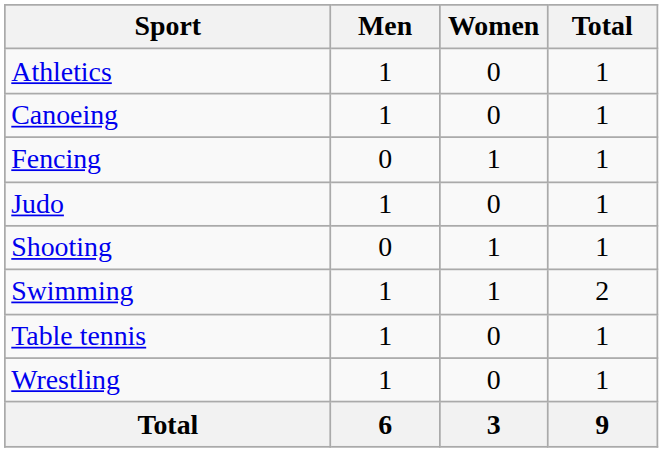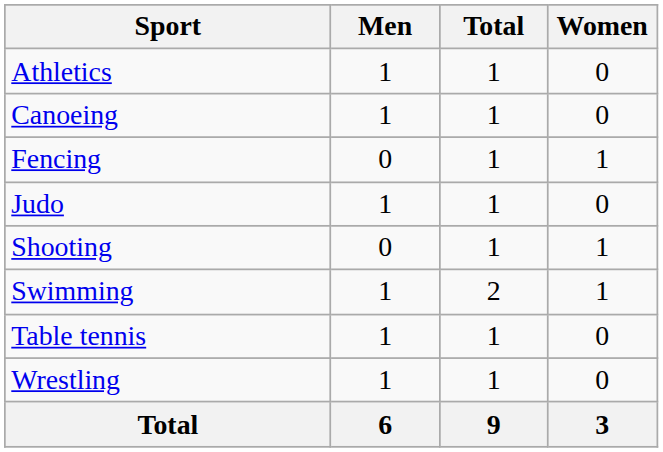columns swapped: (494, 26) <-> (602, 26)
